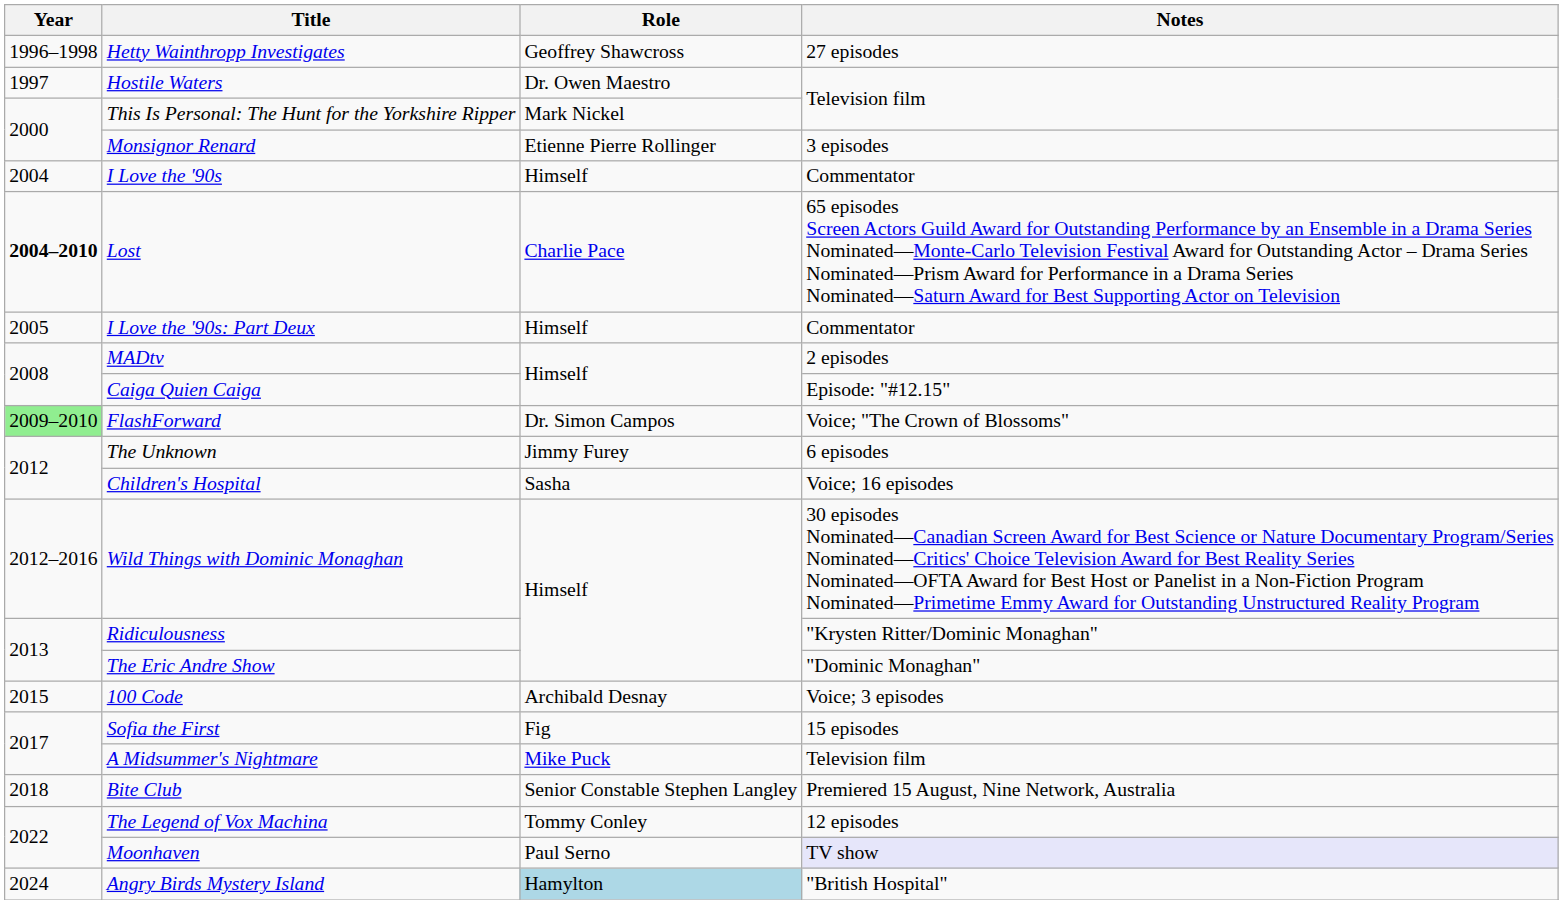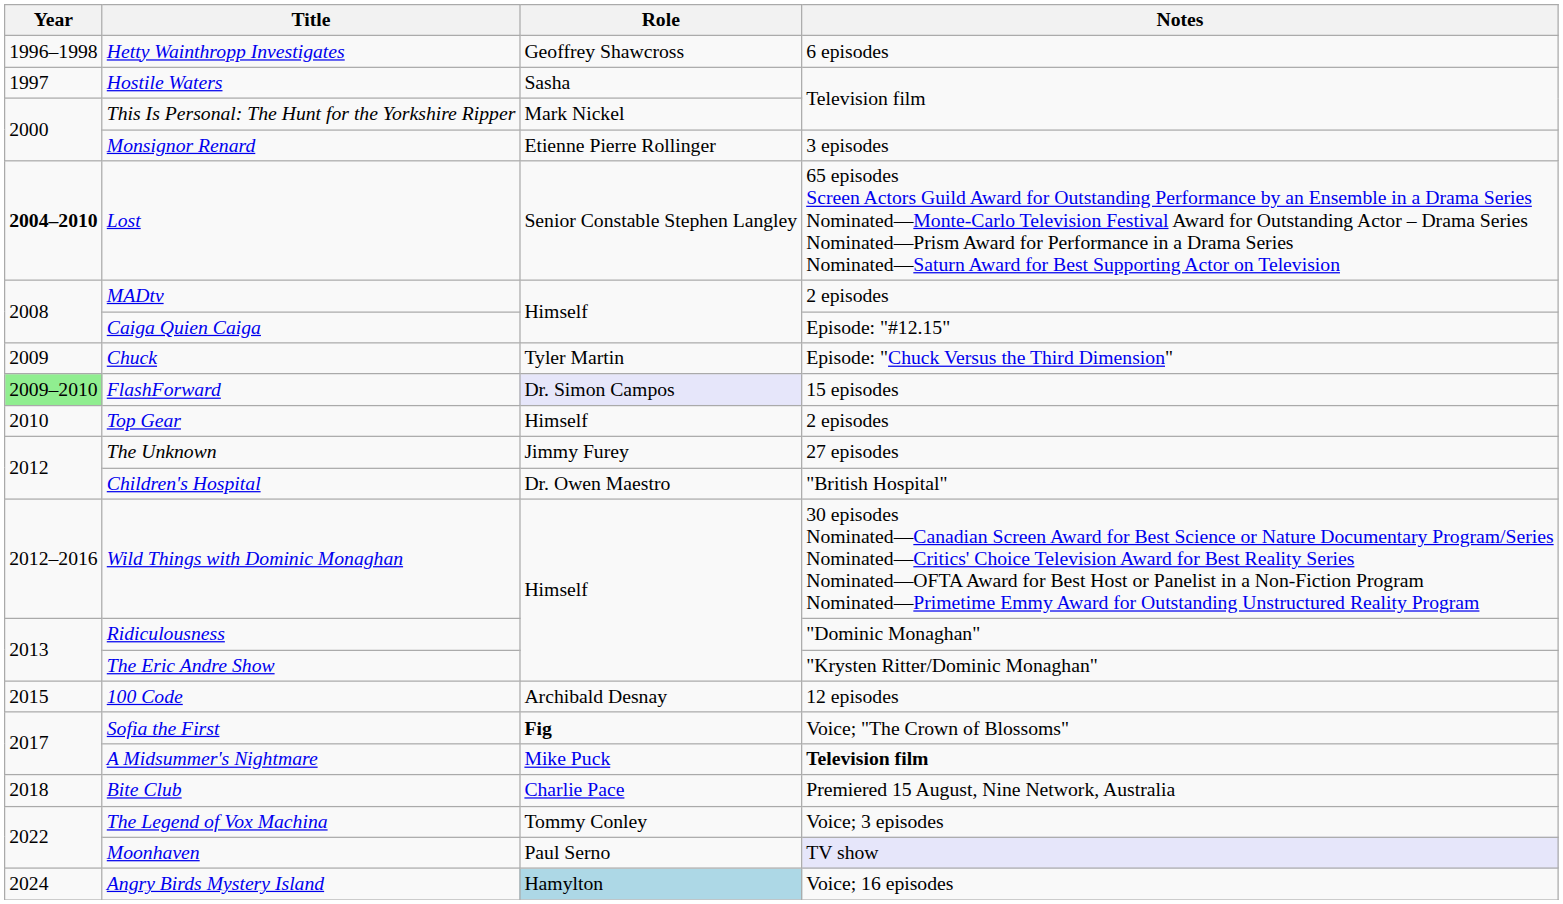(852, 51) 27 episodes -> (847, 51) 6 episodes
(597, 82) Dr. Owen Maestro -> (547, 82) Sasha
- row: (164, 176)
(574, 251) Charlie Pace -> (661, 220) Senior Constable Stephen Langley
- row: (211, 327)
+ row: (132, 358)
(600, 420) no background -> (600, 389) lavender background
(938, 420) Voice; "The Crown of Blossoms" -> (852, 389) 15 episodes
+ row: (144, 420)
(847, 451) 6 episodes -> (852, 451) 27 episodes
(547, 483) Sasha -> (597, 483) Dr. Owen Maestro
(880, 483) Voice; 16 episodes -> (877, 483) "British Hospital"
(952, 634) "Krysten Ritter/Dominic Monaghan" -> (893, 634) "Dominic Monaghan"
(893, 665) "Dominic Monaghan" -> (952, 665) "Krysten Ritter/Dominic Monaghan"
(875, 696) Voice; 3 episodes -> (852, 696) 12 episodes
(538, 727) normal -> (538, 727) bold
(852, 727) 15 episodes -> (938, 727) Voice; "The Crown of Blossoms"
(866, 759) normal -> (867, 759) bold
(661, 790) Senior Constable Stephen Langley -> (574, 790) Charlie Pace
(852, 821) 12 episodes -> (875, 821) Voice; 3 episodes
(877, 883) "British Hospital" -> (880, 883) Voice; 16 episodes
